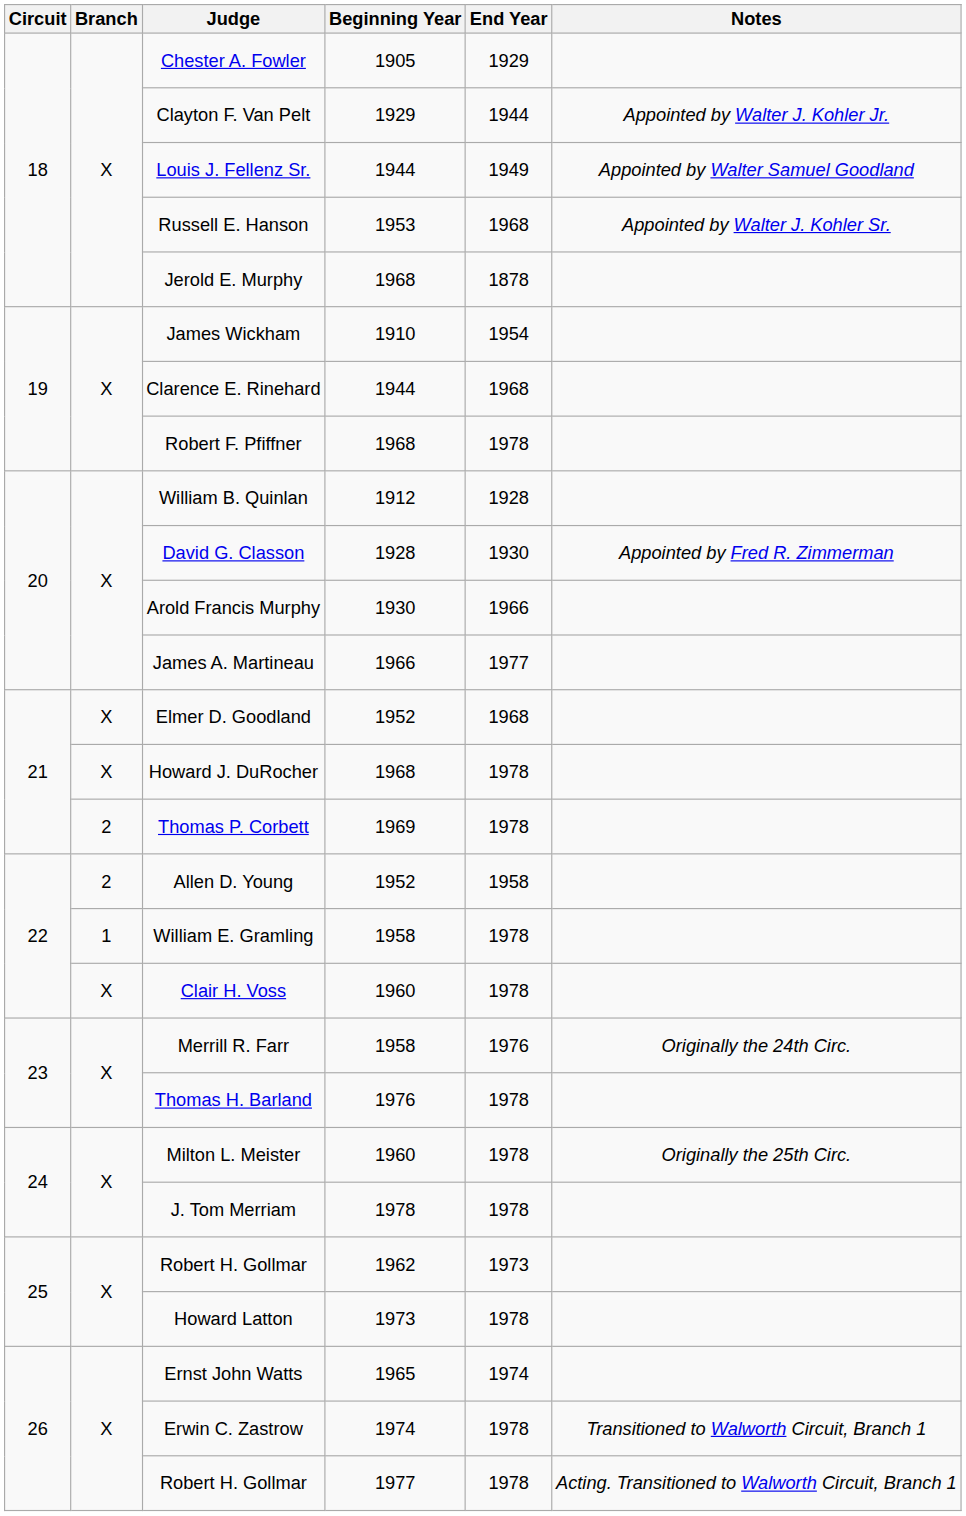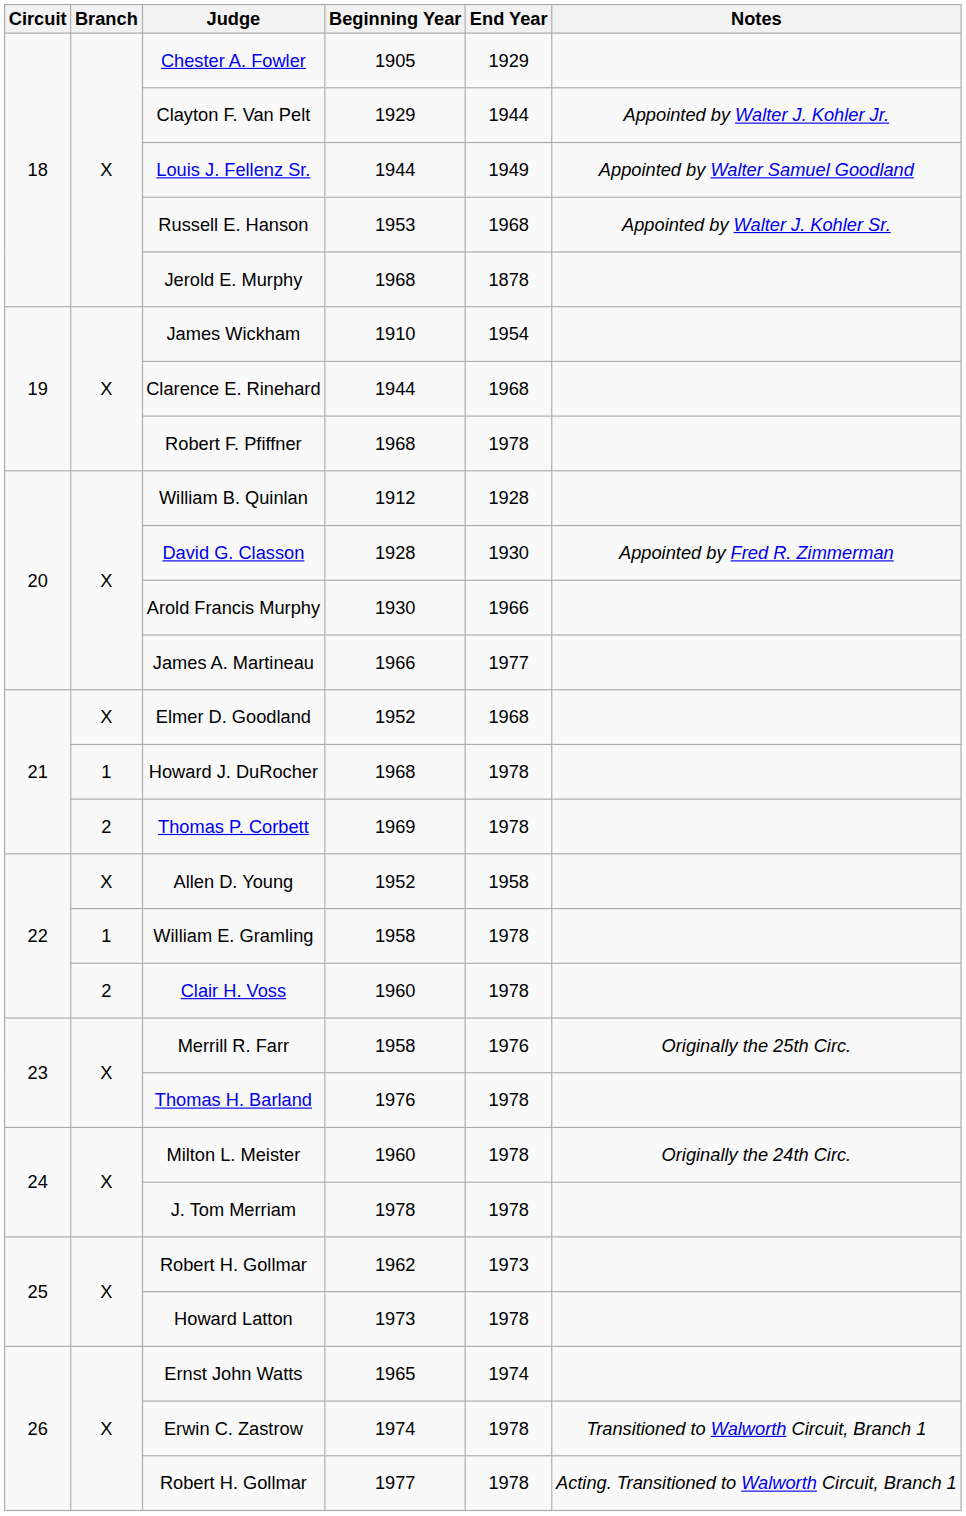(106, 772) X -> (106, 772) 1
(106, 881) 2 -> (106, 881) X
(106, 991) X -> (106, 991) 2
(756, 1045) Originally the 24th Circ. -> (756, 1045) Originally the 25th Circ.
(756, 1155) Originally the 25th Circ. -> (756, 1155) Originally the 24th Circ.
